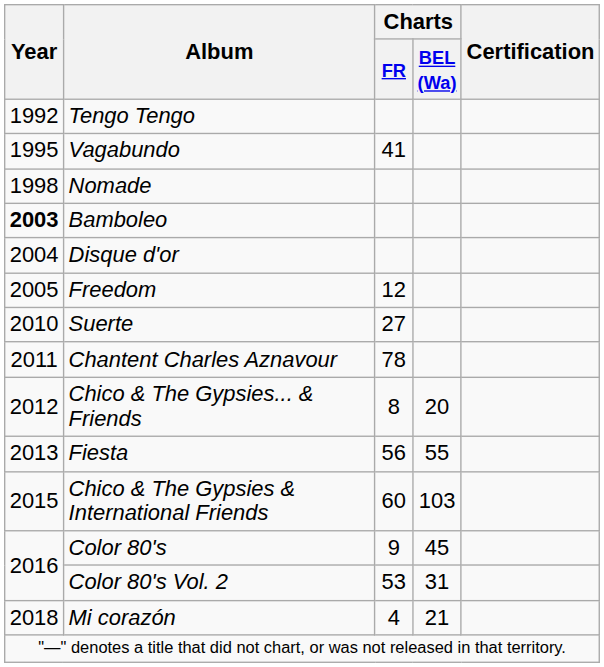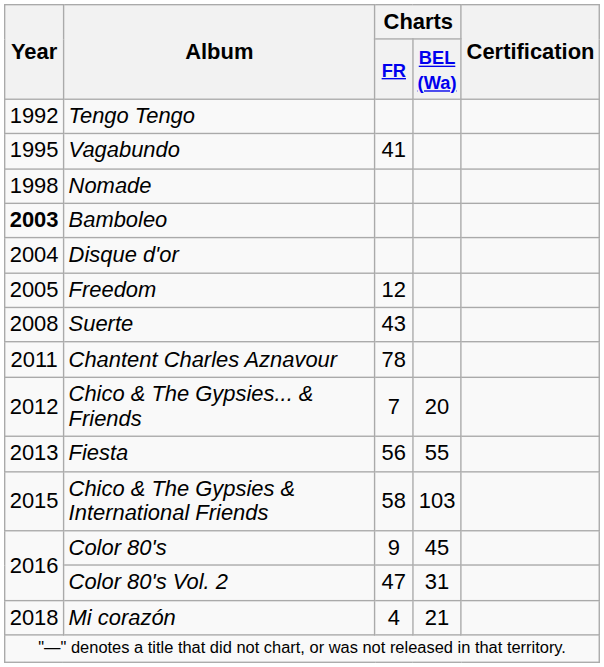(34, 324) 2010 -> (34, 324) 2008
(394, 324) 27 -> (394, 324) 43
(394, 406) 8 -> (394, 406) 7
(394, 500) 60 -> (394, 500) 58
(394, 582) 53 -> (394, 582) 47
